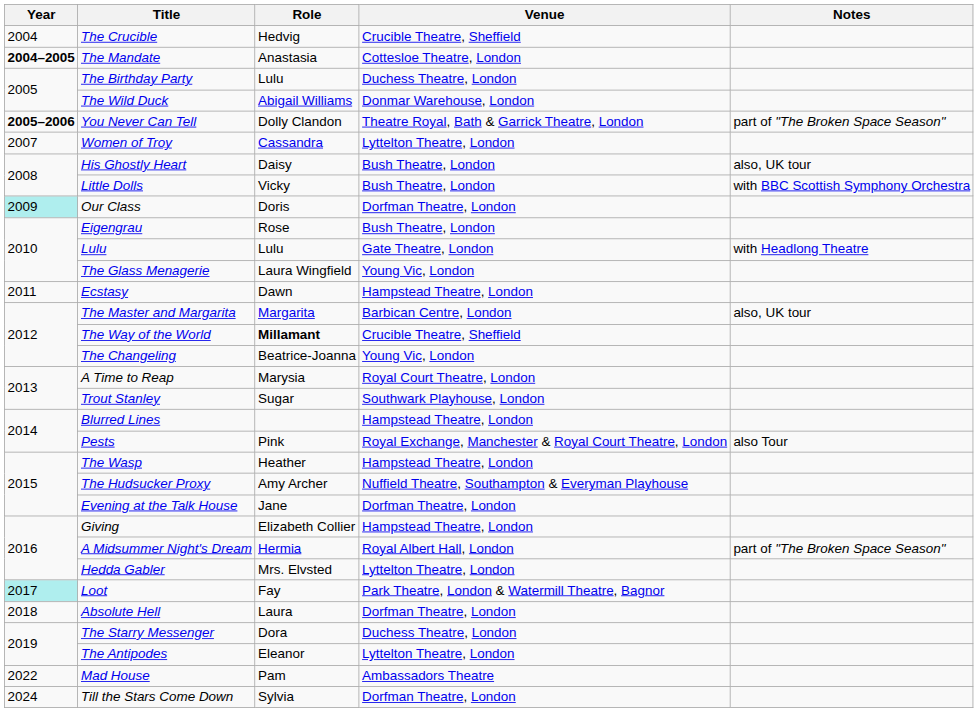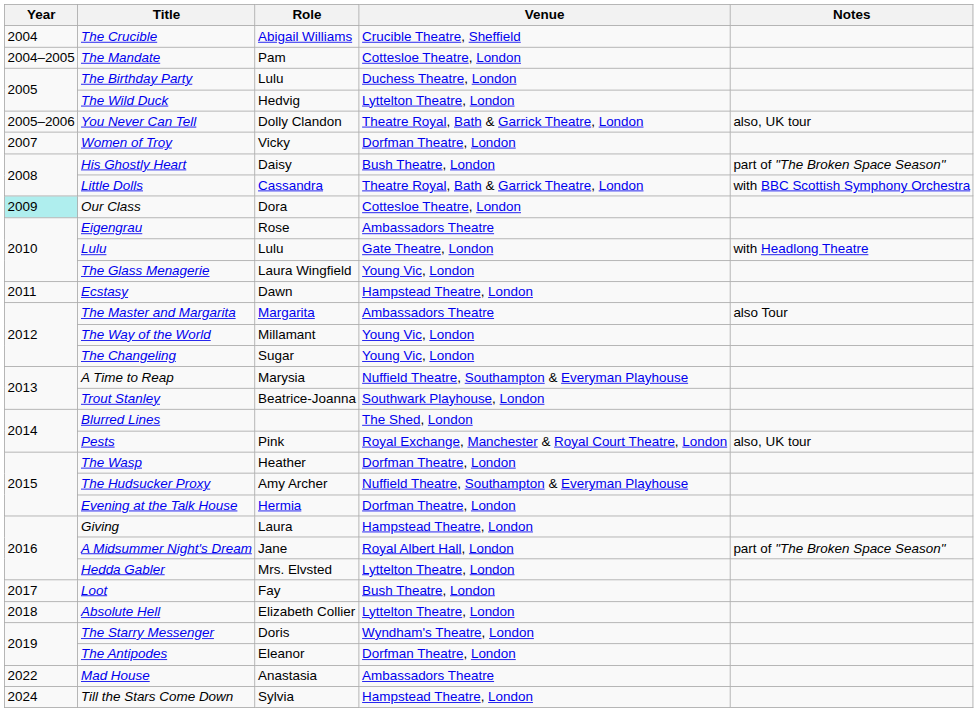(279, 36) Hedvig -> (305, 36) Abigail Williams
(41, 57) bold -> (41, 57) normal
(288, 57) Anastasia -> (272, 57) Pam
(305, 100) Abigail Williams -> (279, 100) Hedvig
(448, 100) Donmar Warehouse, London -> (438, 100) Lyttelton Theatre, London
(41, 121) bold -> (41, 121) normal
(839, 121) part of "The Broken Space Season" -> (772, 121) also, UK tour
(291, 143) Cassandra -> (274, 143) Vicky
(438, 143) Lyttelton Theatre, London -> (439, 143) Dorfman Theatre, London
(772, 164) also, UK tour -> (839, 164) part of "The Broken Space Season"
(274, 185) Vicky -> (291, 185) Cassandra
(428, 185) Bush Theatre, London -> (503, 185) Theatre Royal, Bath & Garrick Theatre, London
(274, 206) Doris -> (273, 206) Dora
(439, 206) Dorfman Theatre, London -> (442, 206) Cottesloe Theatre, London
(428, 228) Bush Theatre, London -> (428, 228) Ambassadors Theatre
(437, 313) Barbican Centre, London -> (428, 313) Ambassadors Theatre
(772, 313) also, UK tour -> (761, 313) also Tour
(289, 334) bold -> (287, 334) normal
(441, 334) Crucible Theatre, Sheffield -> (418, 334) Young Vic, London
(307, 356) Beatrice-Joanna -> (276, 356) Sugar
(449, 377) Royal Court Theatre, London -> (525, 377) Nuffield Theatre, Southampton & Everyman Playhouse
(276, 398) Sugar -> (307, 398) Beatrice-Joanna
(448, 420) Hampstead Theatre, London -> (417, 420) The Shed, London
(761, 441) also Tour -> (772, 441) also, UK tour
(448, 462) Hampstead Theatre, London -> (439, 462) Dorfman Theatre, London
(273, 505) Jane -> (280, 505) Hermia
(307, 526) Elizabeth Collier -> (275, 526) Laura
(280, 548) Hermia -> (273, 548) Jane
(22, 590) paleturquoise background -> (22, 590) no background
(513, 590) Park Theatre, London & Watermill Theatre, Bagnor -> (428, 590) Bush Theatre, London
(275, 611) Laura -> (307, 611) Elizabeth Collier
(439, 611) Dorfman Theatre, London -> (438, 611) Lyttelton Theatre, London
(273, 633) Dora -> (274, 633) Doris
(439, 633) Duchess Theatre, London -> (448, 633) Wyndham's Theatre, London
(438, 654) Lyttelton Theatre, London -> (439, 654) Dorfman Theatre, London
(272, 675) Pam -> (288, 675) Anastasia
(439, 697) Dorfman Theatre, London -> (448, 697) Hampstead Theatre, London
